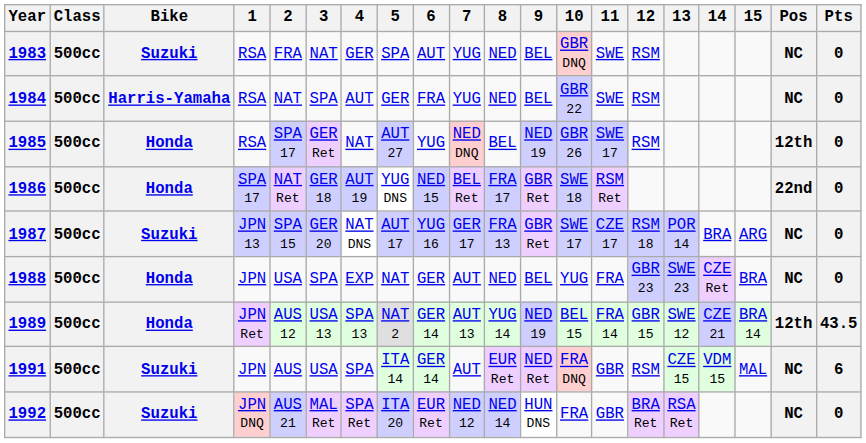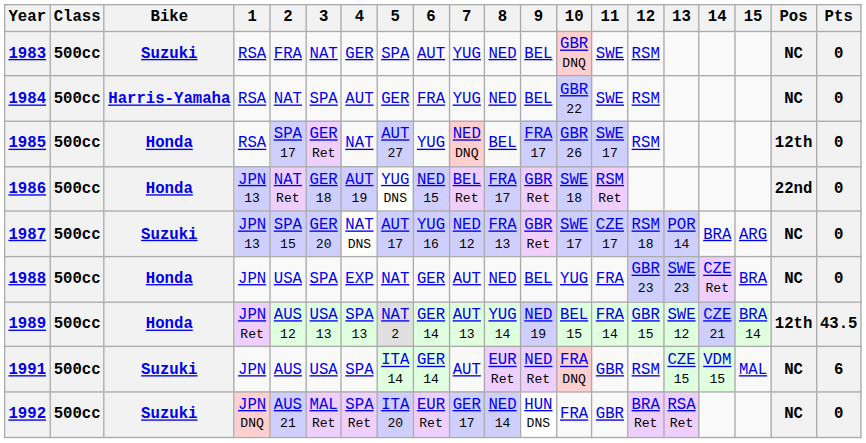(538, 143) NED 19 -> (538, 143) FRA 17
(252, 188) SPA 17 -> (252, 188) JPN 13
(467, 233) GER 17 -> (467, 233) NED 12
(467, 413) NED 12 -> (467, 413) GER 17
